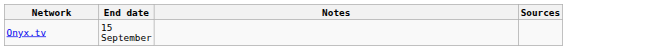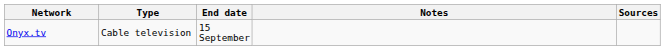+ column: (148, 12)
